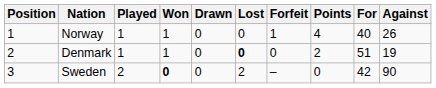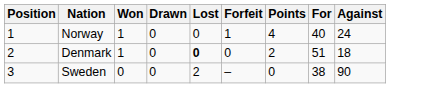- column: (137, 14)
(389, 33) 26 -> (344, 33) 24
(389, 53) 19 -> (344, 53) 18
(166, 72) bold -> (121, 72) normal
(364, 72) 42 -> (319, 72) 38
